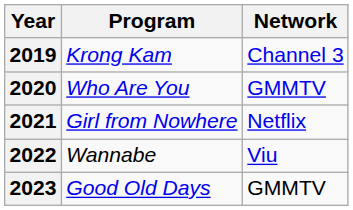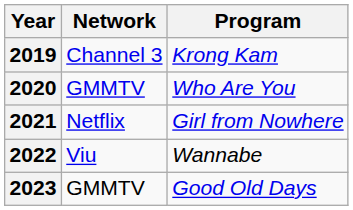columns swapped: (152, 21) <-> (295, 21)
